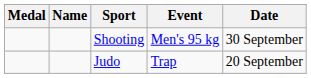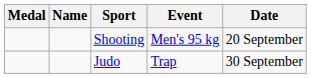(264, 39) 30 September -> (264, 39) 20 September
(264, 62) 20 September -> (264, 62) 30 September
